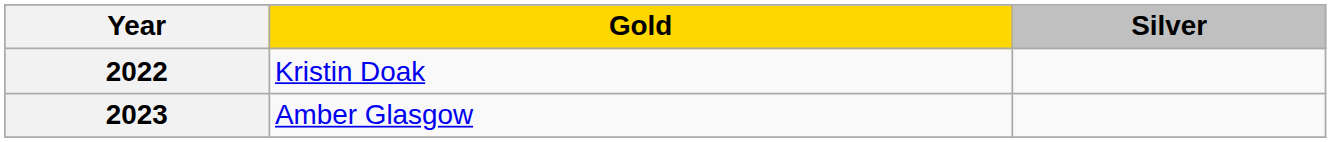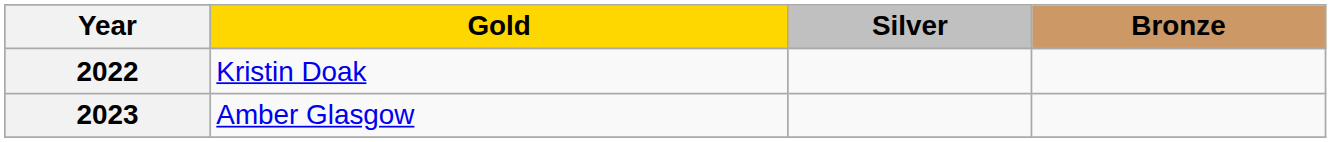+ column: (1179, 26)
